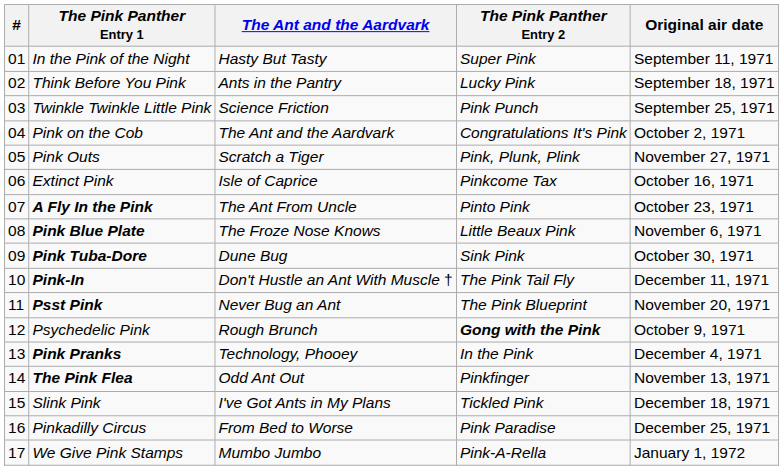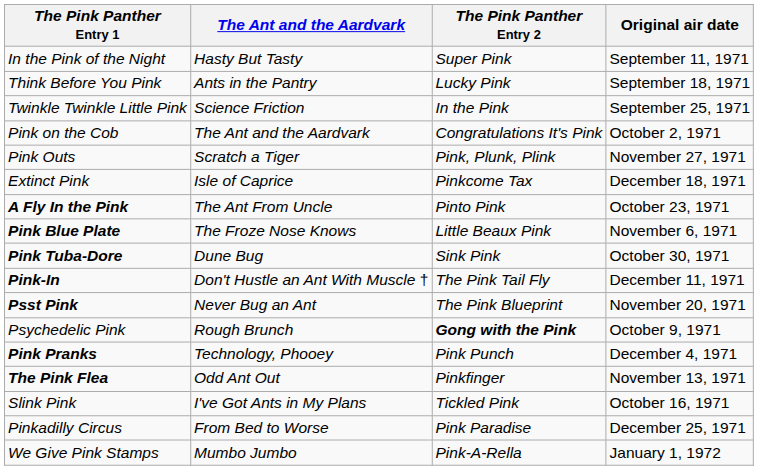- column: (17, 25)
(499, 108) Pink Punch -> (472, 108) In the Pink
(694, 181) October 16, 1971 -> (678, 181) December 18, 1971
(497, 354) In the Pink -> (475, 354) Pink Punch
(702, 403) December 18, 1971 -> (669, 403) October 16, 1971
